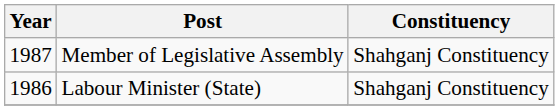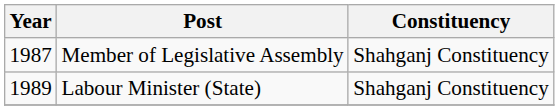(31, 88) 1986 -> (31, 88) 1989
